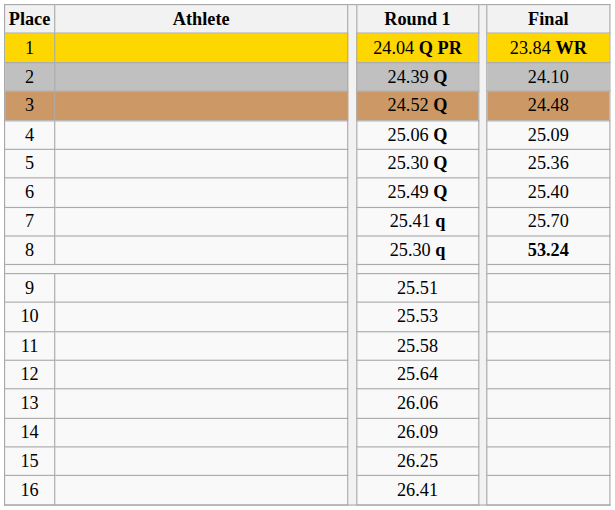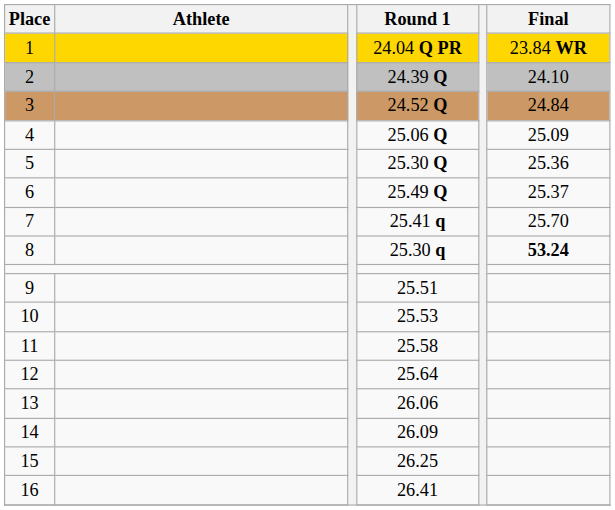(548, 105) 24.48 -> (548, 105) 24.84
(548, 192) 25.40 -> (548, 192) 25.37
